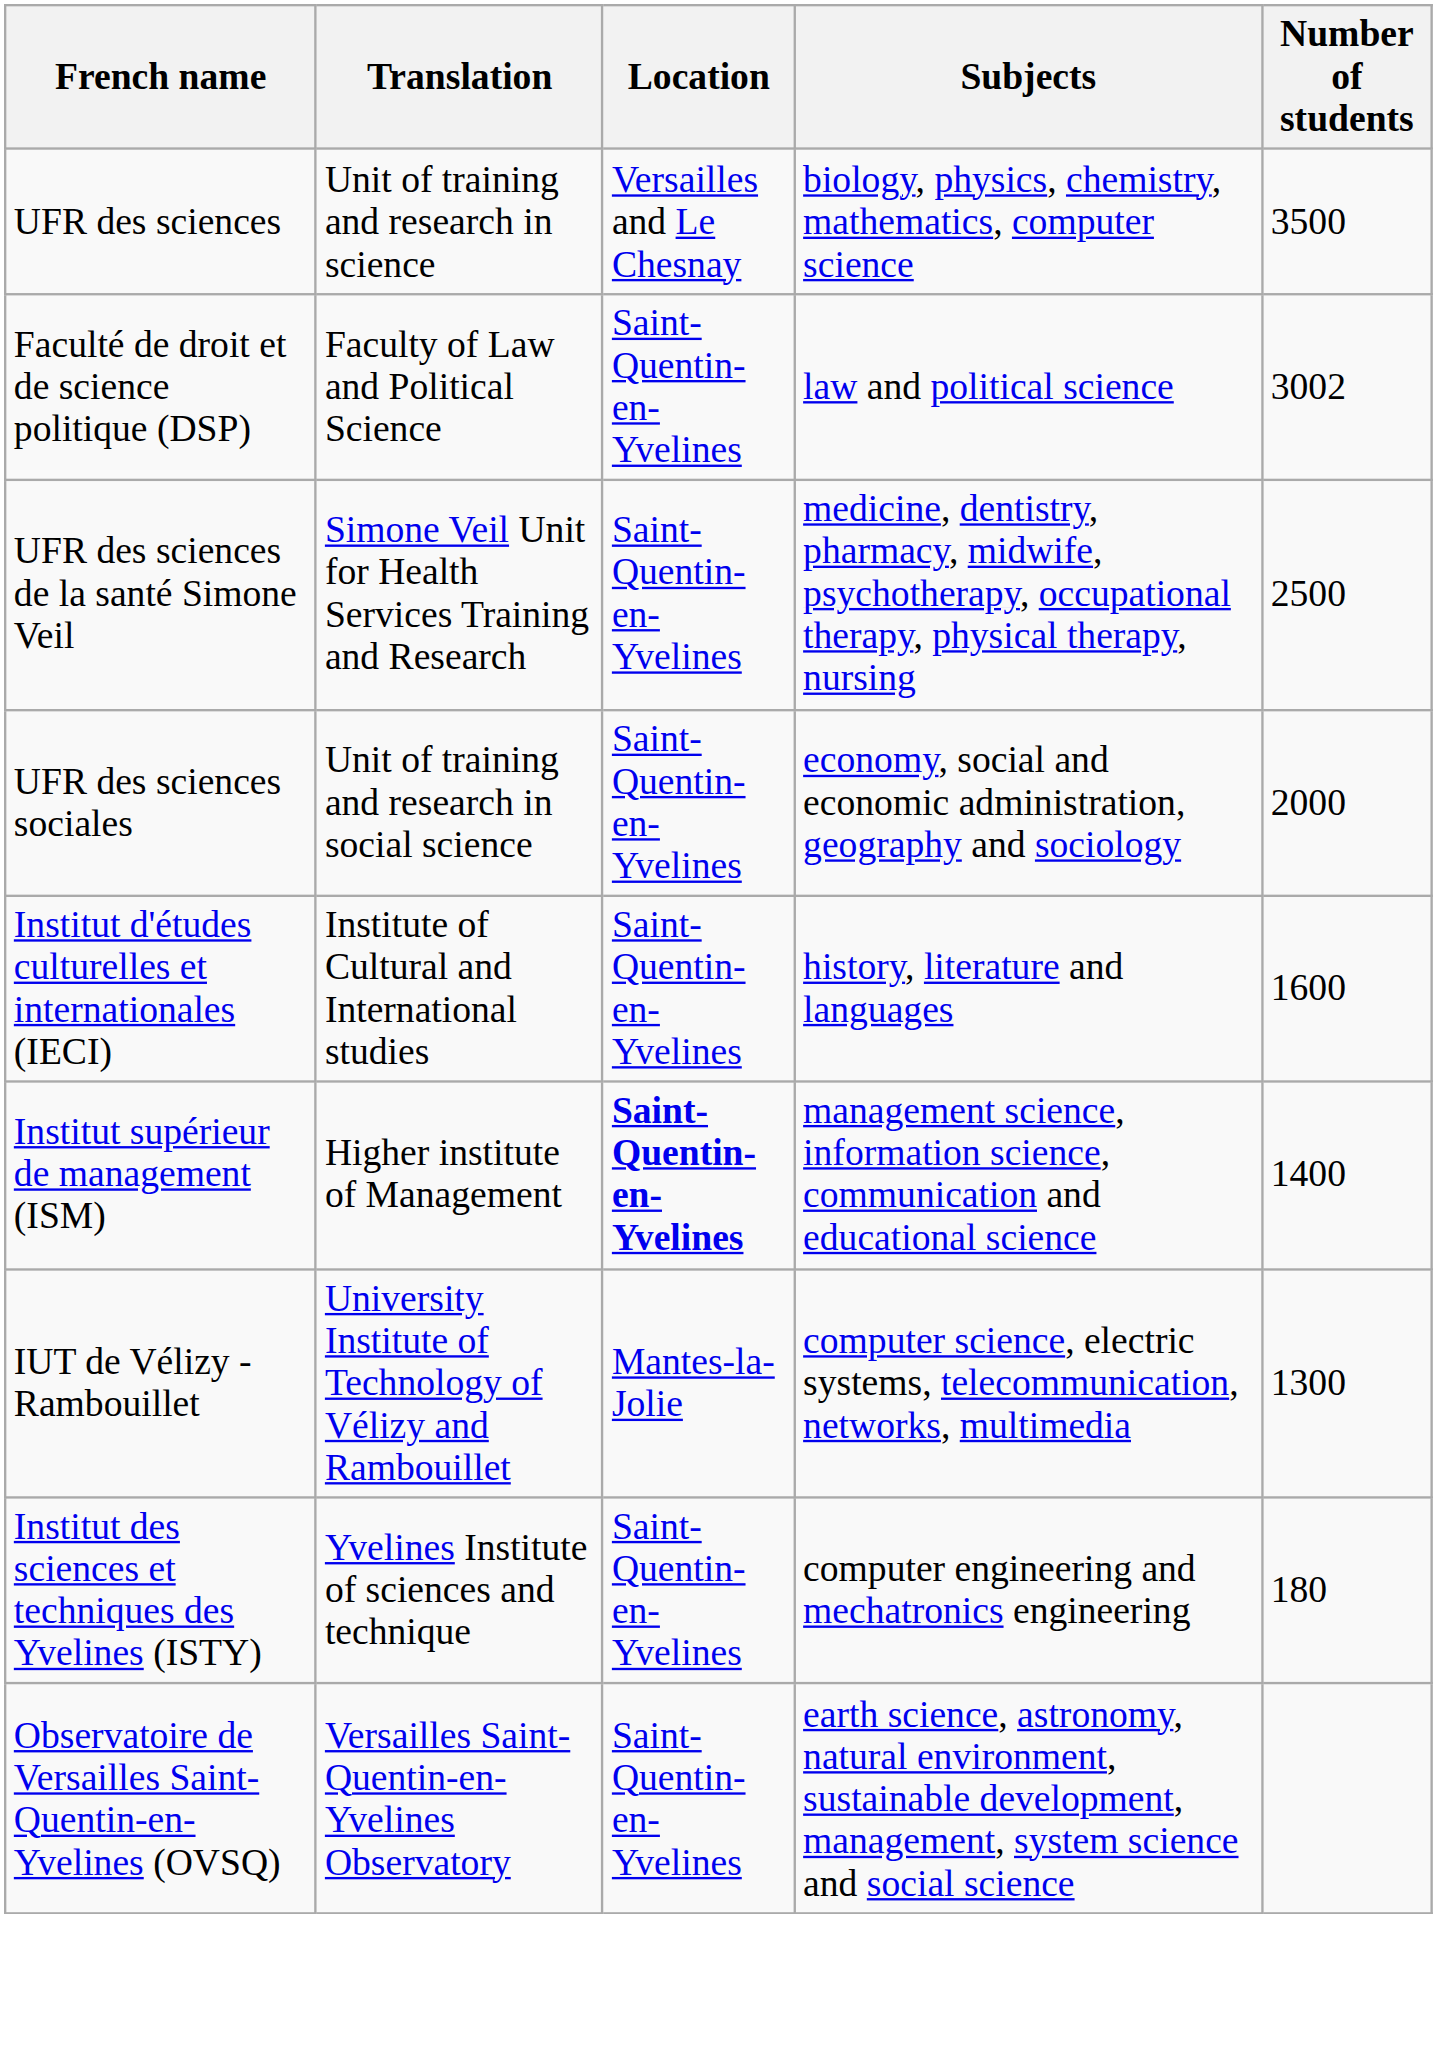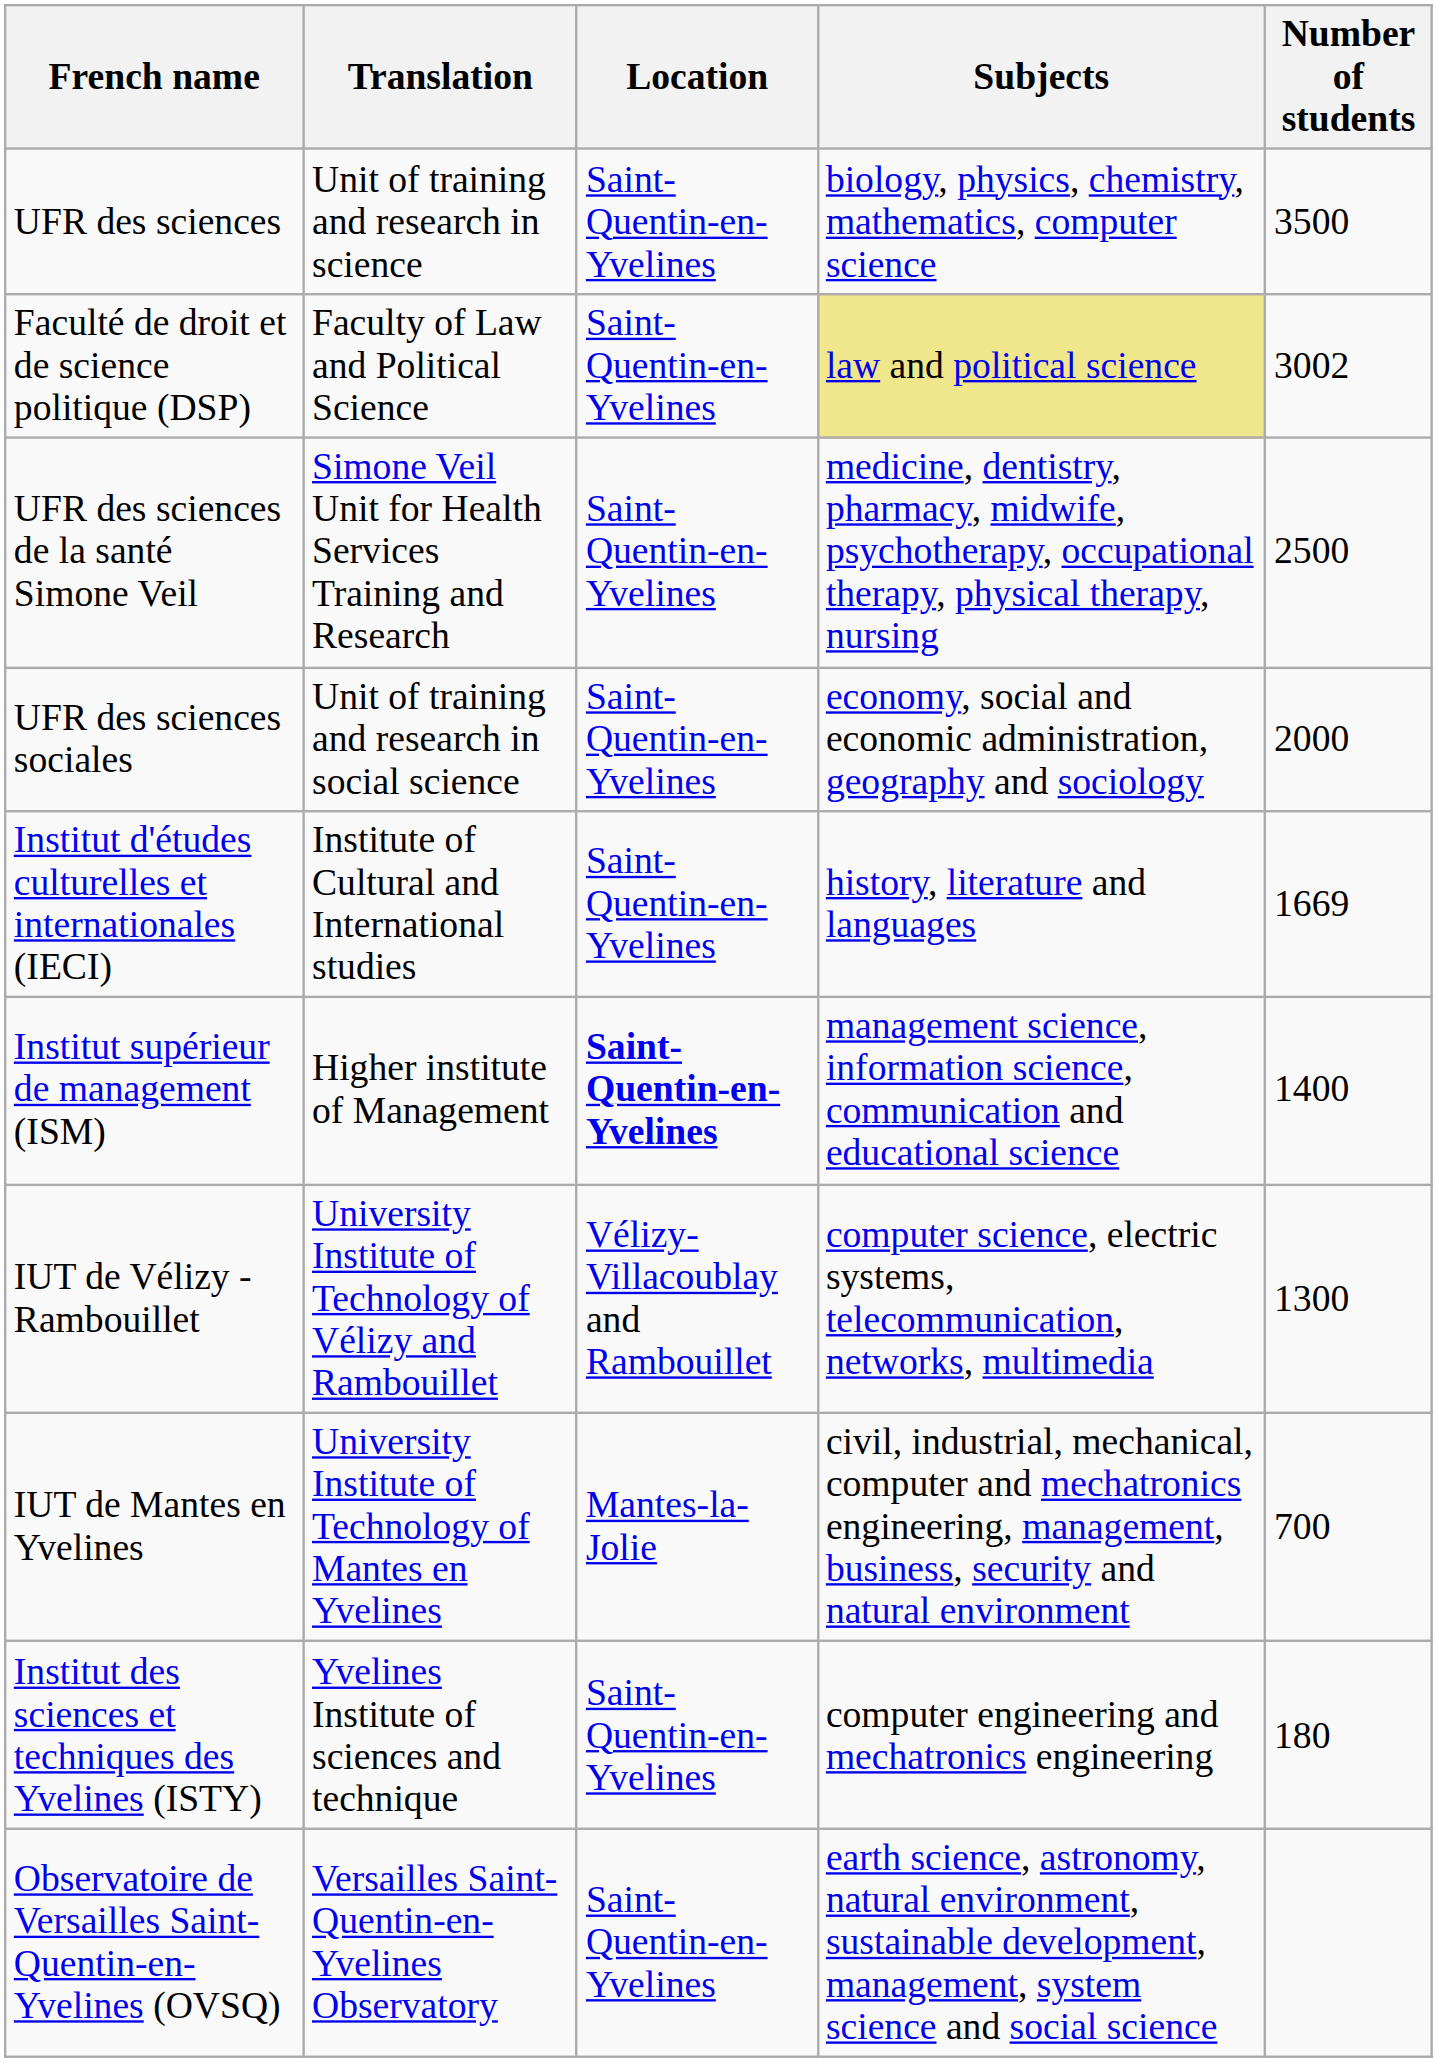(685, 220) Versailles and Le Chesnay -> (677, 220) Saint-Quentin-en-Yvelines
(988, 386) no background -> (1011, 365) khaki background
(1308, 988) 1600 -> (1312, 903) 1669
(693, 1382) Mantes-la-Jolie -> (682, 1297) Vélizy-Villacoublay and Rambouillet
+ row: (150, 1526)
